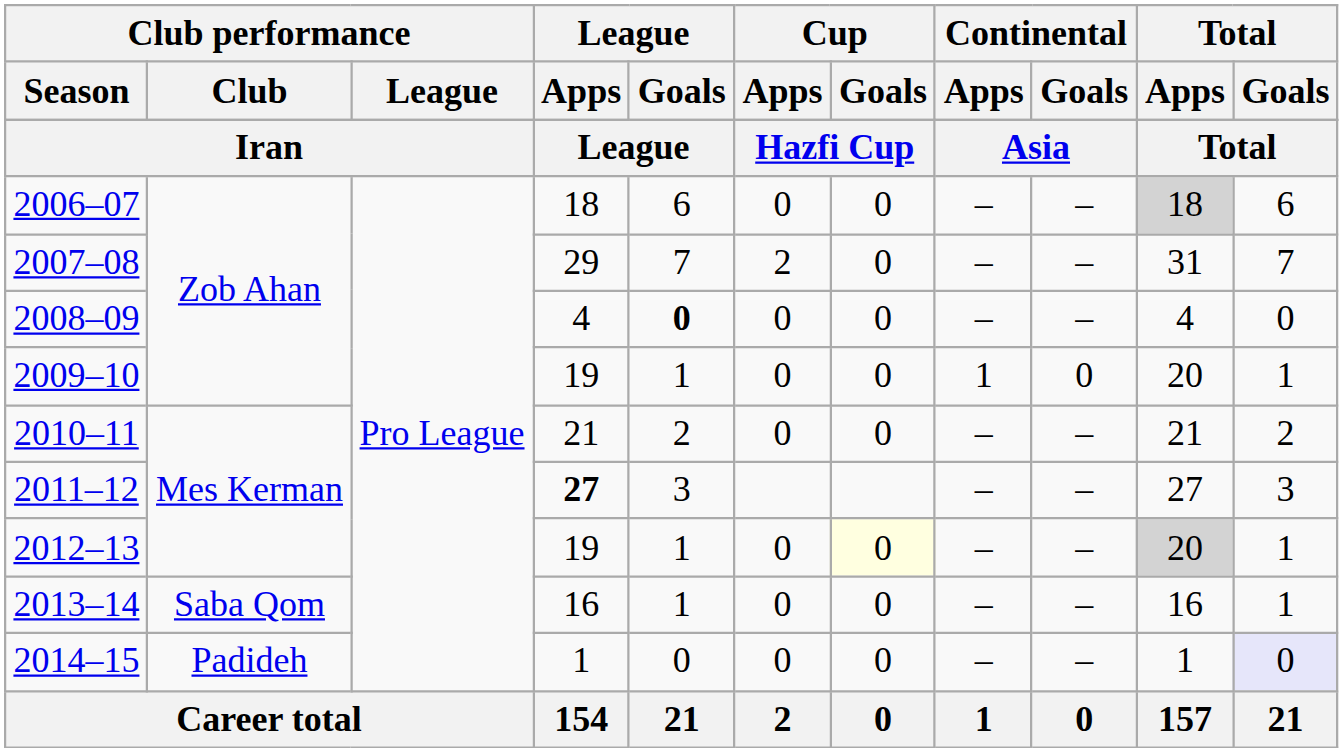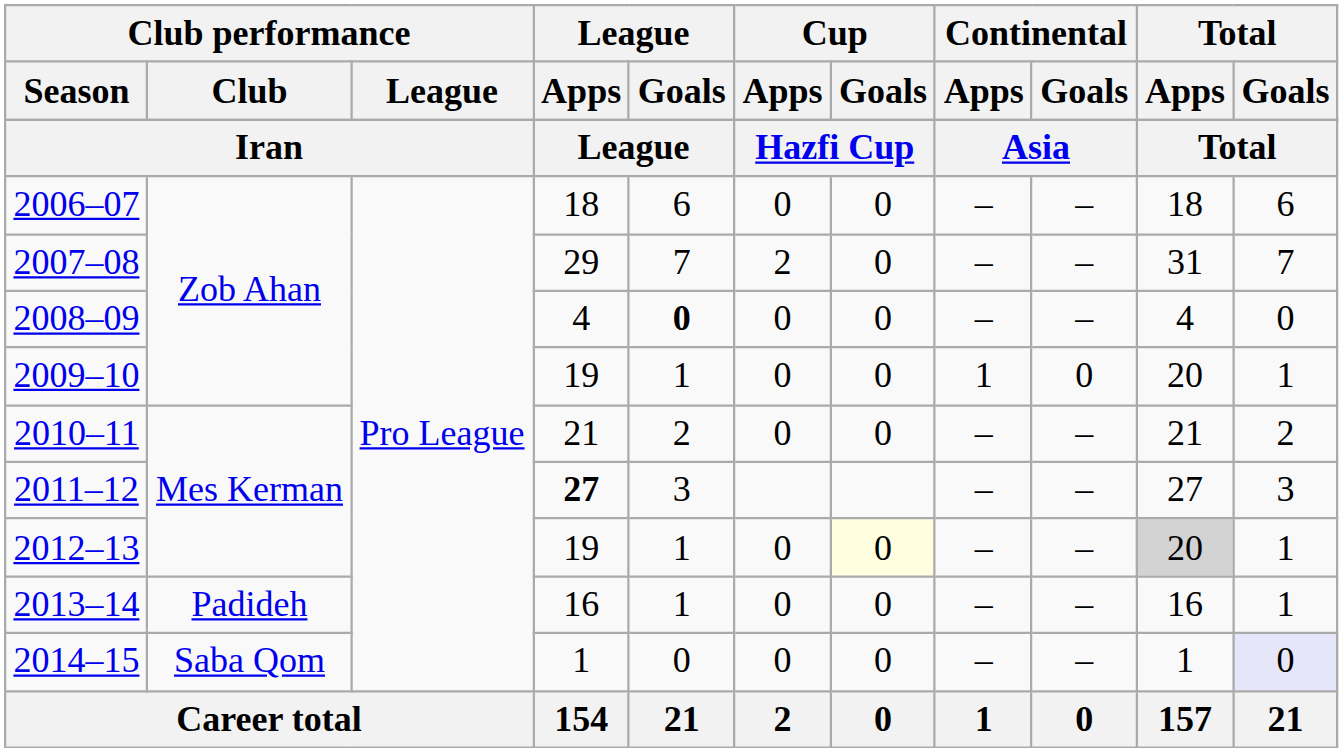(1185, 204) lightgrey background -> (1185, 204) no background
(249, 603) Saba Qom -> (249, 603) Padideh
(249, 661) Padideh -> (249, 661) Saba Qom
